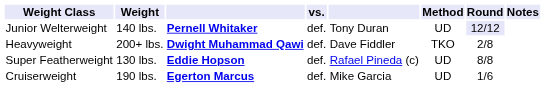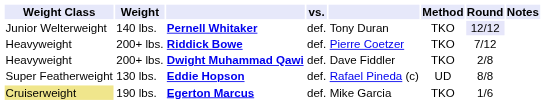(443, 28) UD -> (443, 28) TKO
+ row: (205, 44)
(41, 77) no background -> (41, 93) khaki background
(443, 77) UD -> (443, 93) TKO
